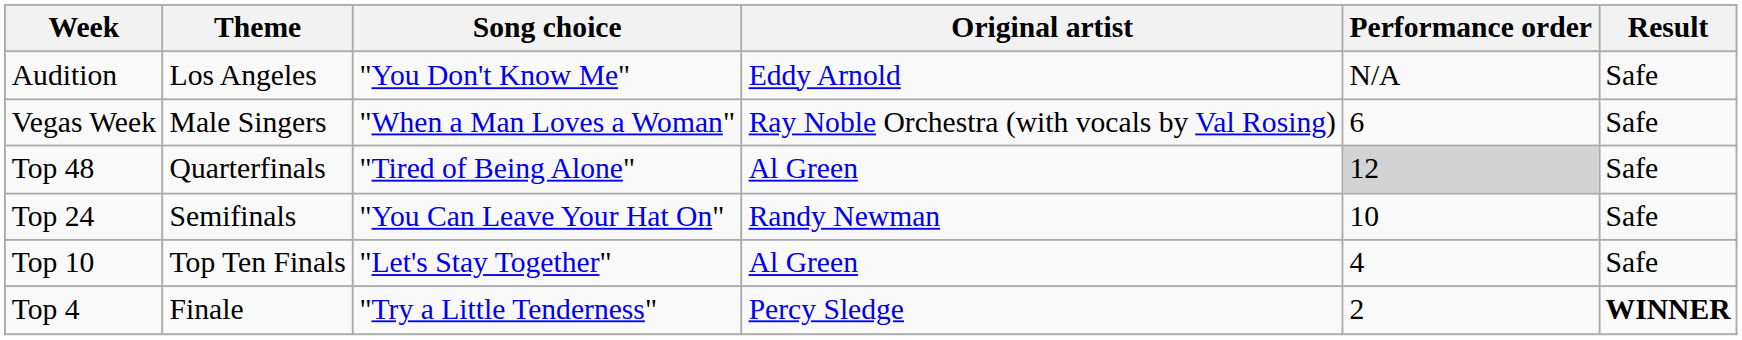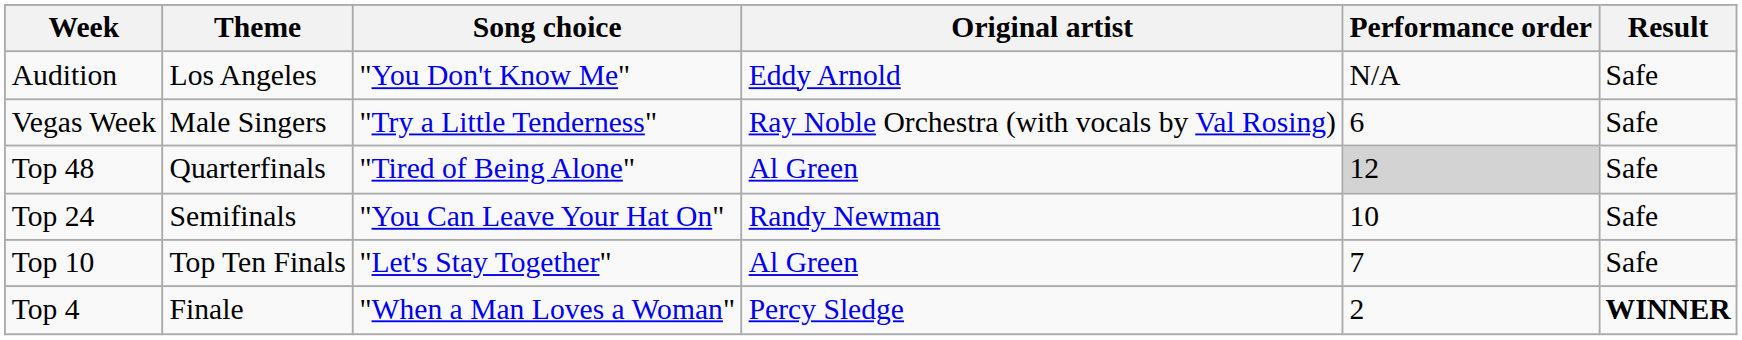(547, 121) "When a Man Loves a Woman" -> (508, 121) "Try a Little Tenderness"
(1357, 262) 4 -> (1357, 262) 7
(508, 309) "Try a Little Tenderness" -> (547, 309) "When a Man Loves a Woman"
